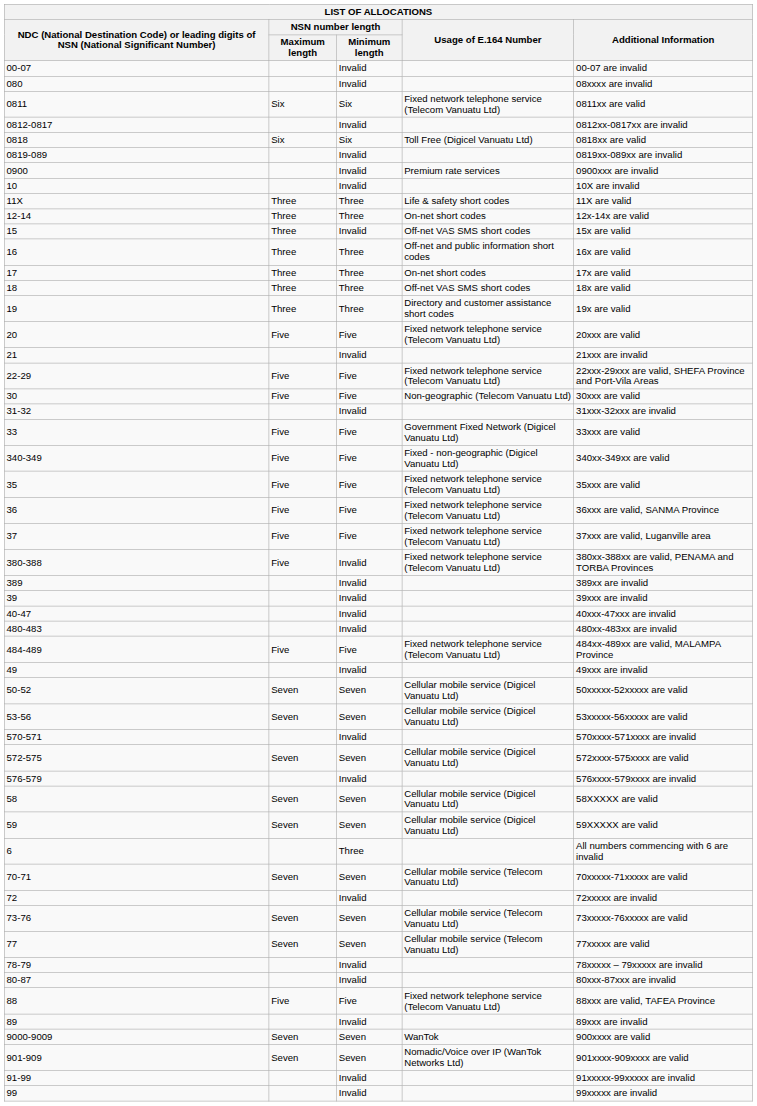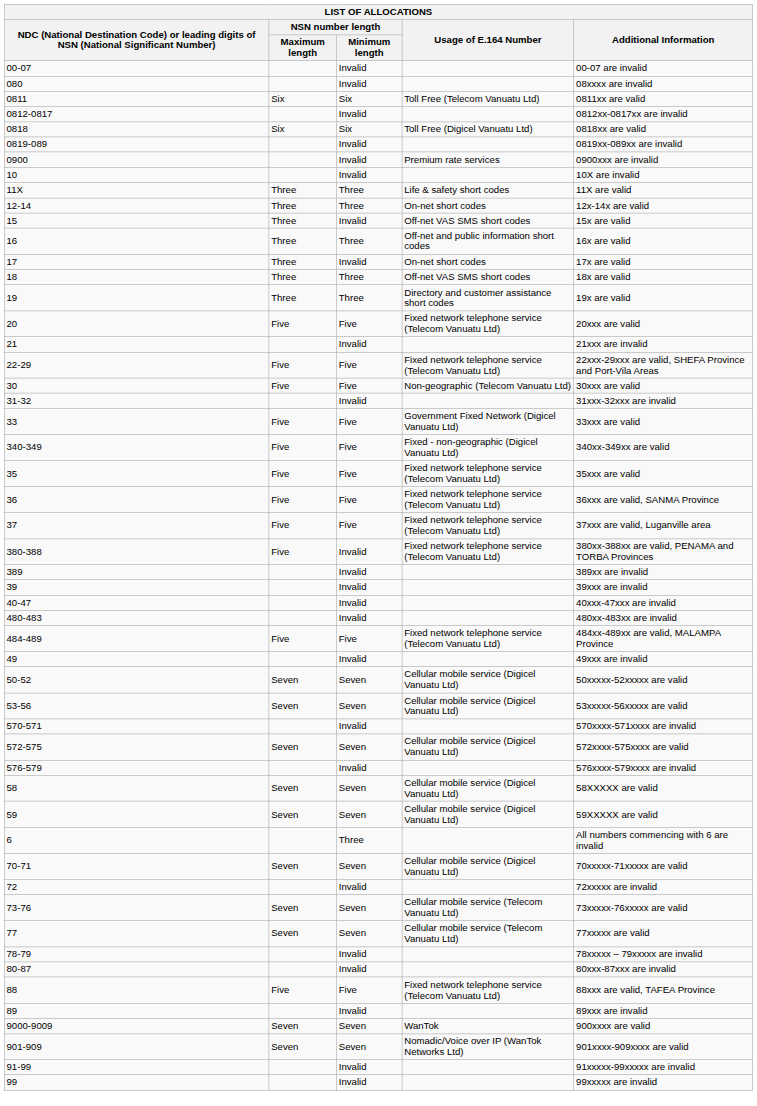(473, 104) Fixed network telephone service (Telecom Vanuatu Ltd) -> (472, 99) Toll Free (Telecom Vanuatu Ltd)
(351, 272) Three -> (353, 262) Invalid
(473, 877) Cellular mobile service (Telecom Vanuatu Ltd) -> (470, 866) Cellular mobile service (Digicel Vanuatu Ltd)
